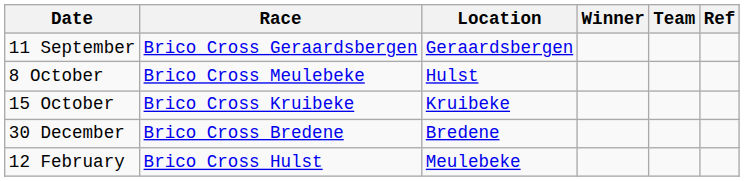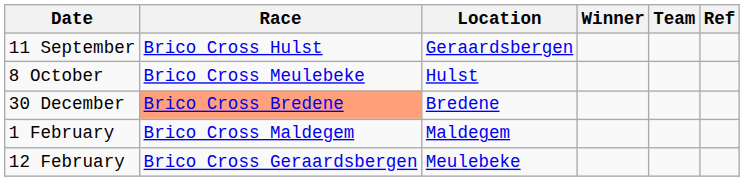(281, 48) Brico Cross Geraardsbergen -> (233, 48) Brico Cross Hulst
- row: (62, 105)
(244, 133) no background -> (244, 105) lightsalmon background
+ row: (62, 133)
(233, 162) Brico Cross Hulst -> (281, 162) Brico Cross Geraardsbergen
